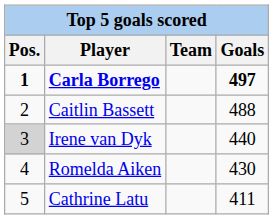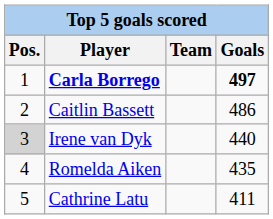(25, 79) bold -> (25, 79) normal
(242, 109) 488 -> (242, 109) 486
(242, 168) 430 -> (242, 168) 435
